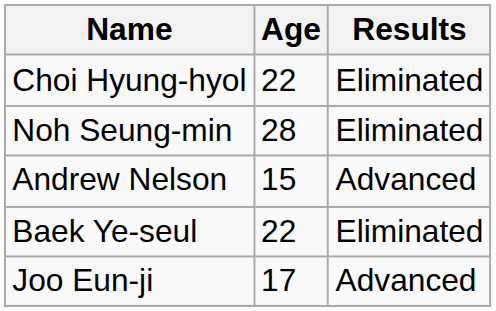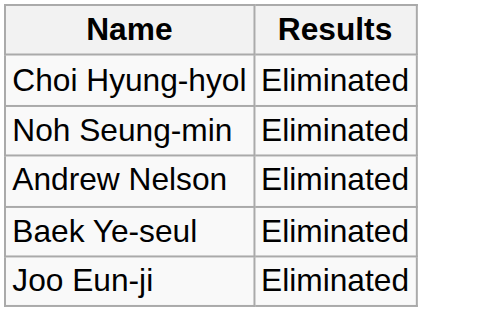- column: (291, 29)
(406, 180) Advanced -> (335, 180) Eliminated
(406, 280) Advanced -> (335, 280) Eliminated
